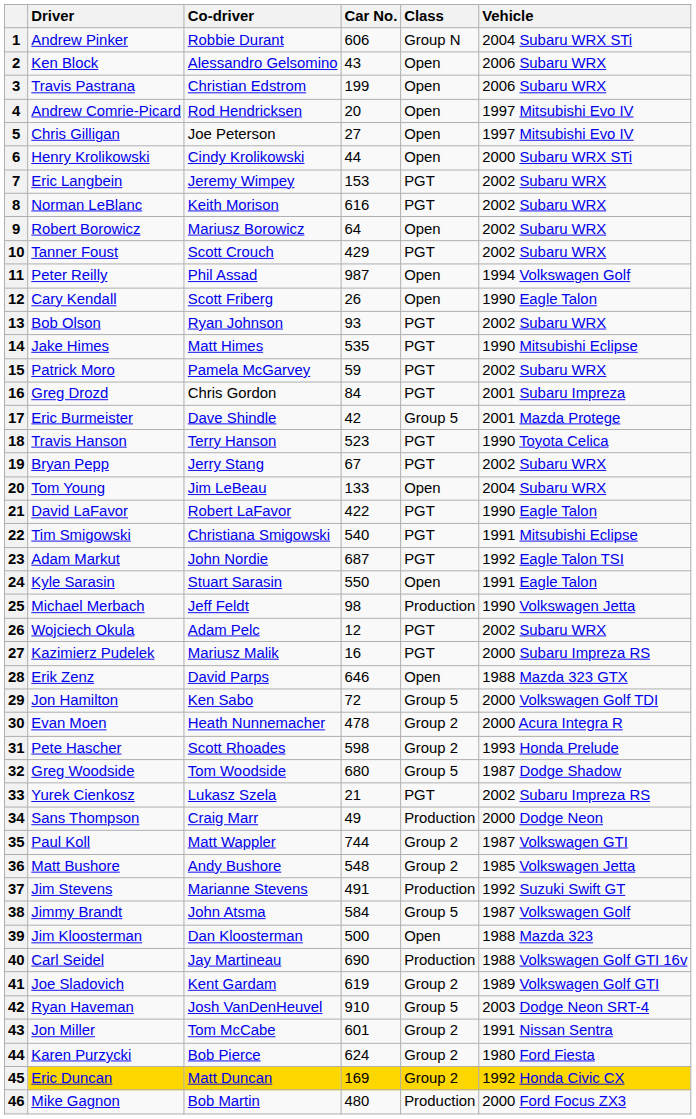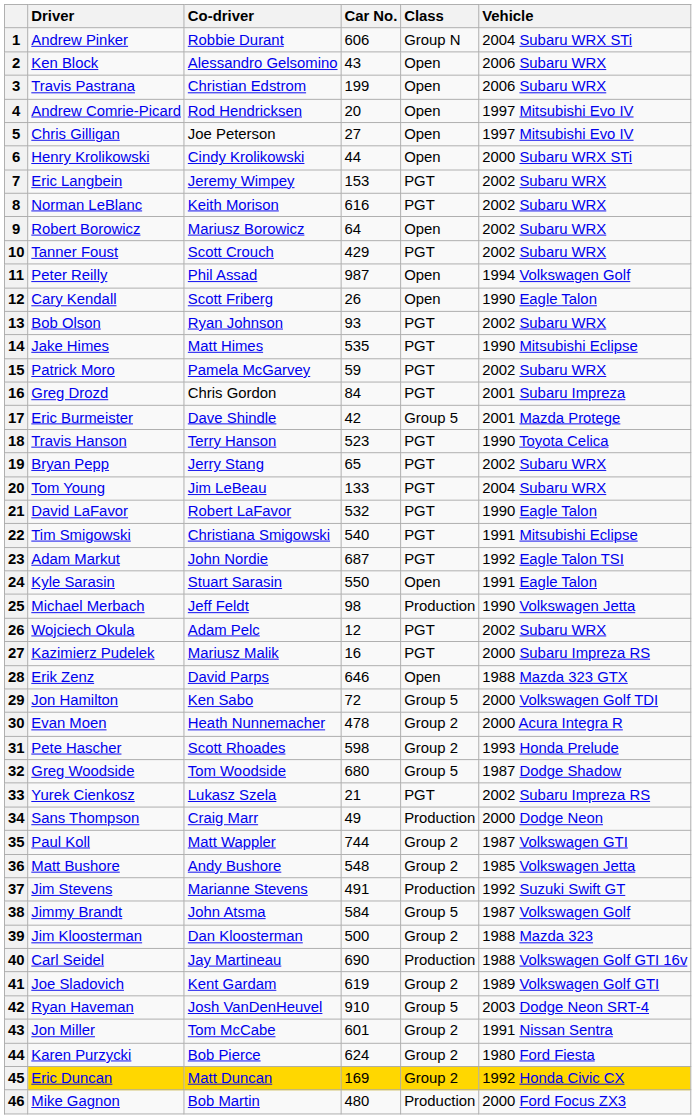(353, 464) 67 -> (353, 464) 65
(422, 488) Open -> (419, 488) PGT
(357, 511) 422 -> (357, 511) 532
(422, 936) Open -> (431, 936) Group 2
